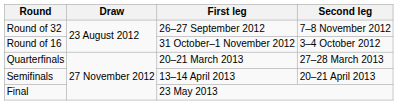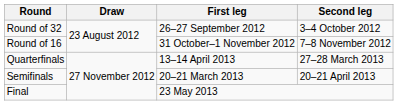(345, 28) 7–8 November 2012 -> (340, 28) 3–4 October 2012
(340, 44) 3–4 October 2012 -> (345, 44) 7–8 November 2012
(201, 60) 20–21 March 2013 -> (197, 60) 13–14 April 2013
(197, 76) 13–14 April 2013 -> (201, 76) 20–21 March 2013
